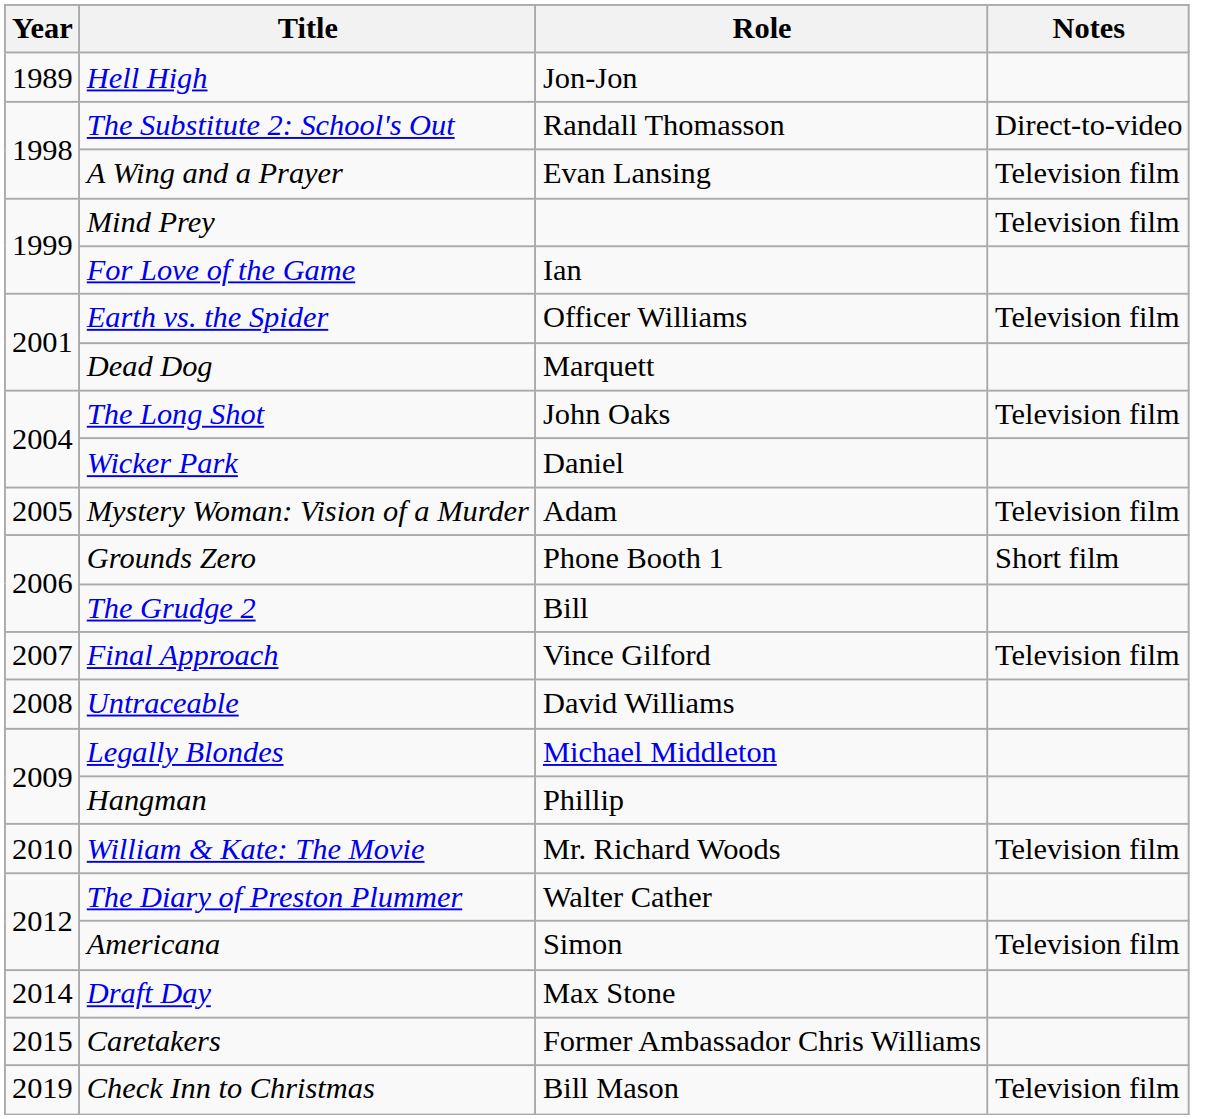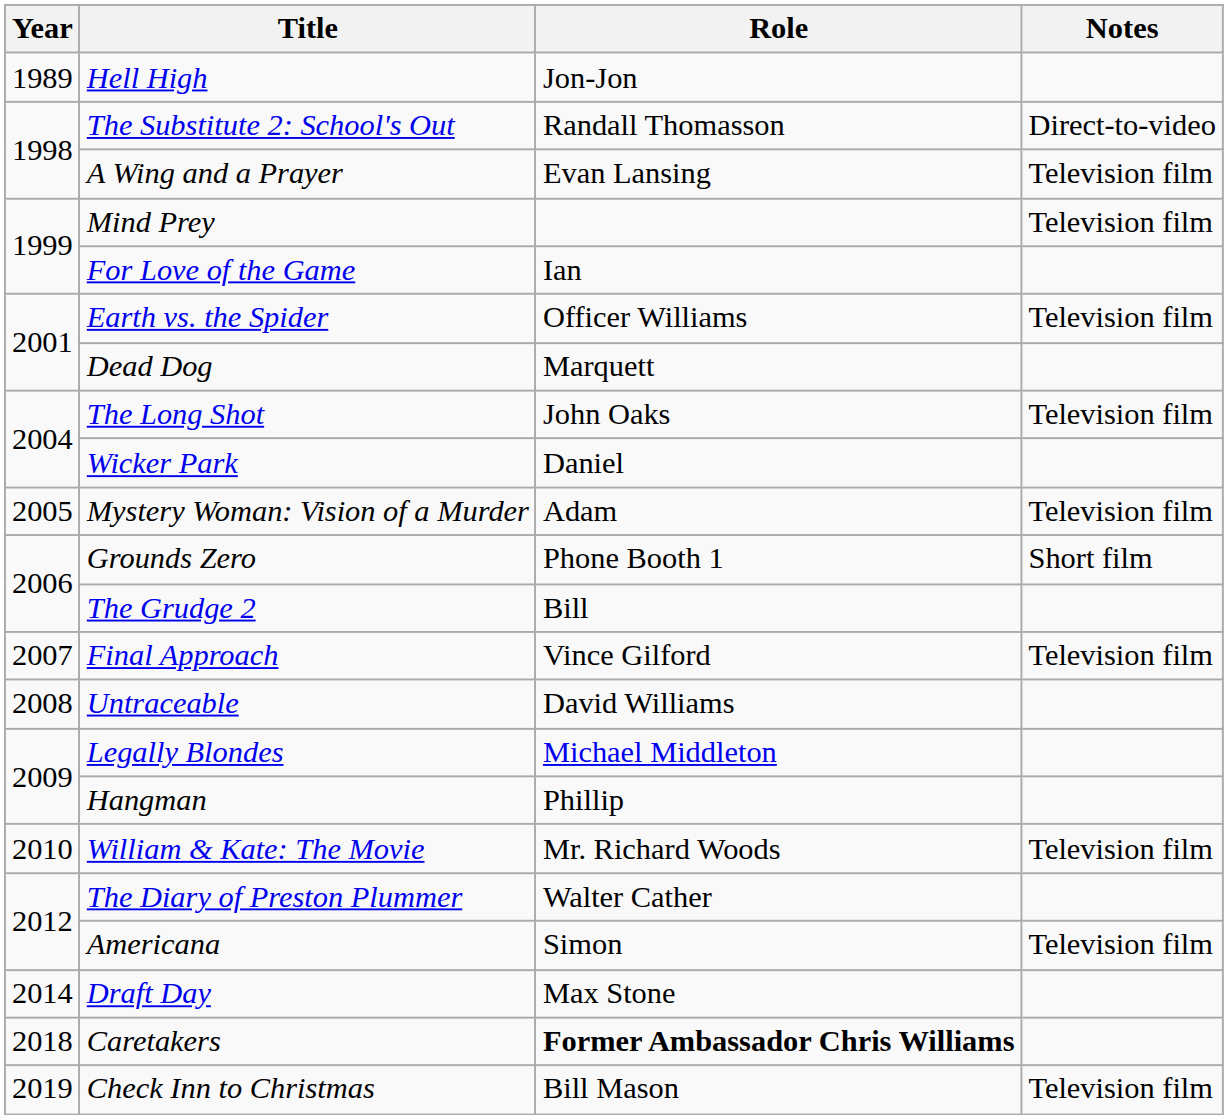(42, 1041) 2015 -> (42, 1041) 2018
(762, 1041) normal -> (779, 1041) bold
